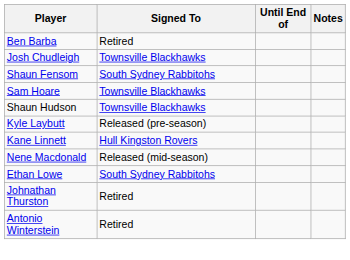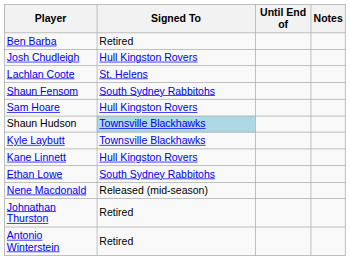(152, 58) Townsville Blackhawks -> (148, 58) Hull Kingston Rovers
+ row: (41, 75)
(152, 91) Townsville Blackhawks -> (148, 108) Hull Kingston Rovers
(152, 108) no background -> (152, 124) lightblue background
(153, 124) Released (pre-season) -> (152, 141) Townsville Blackhawks
rows swapped: (35, 174) <-> (47, 158)
